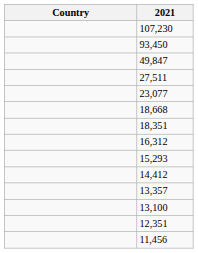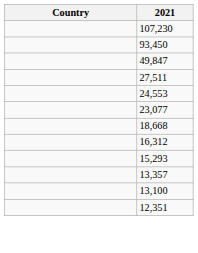+ row: (153, 93)
- row: (153, 126)
- row: (153, 175)
- row: (153, 239)
